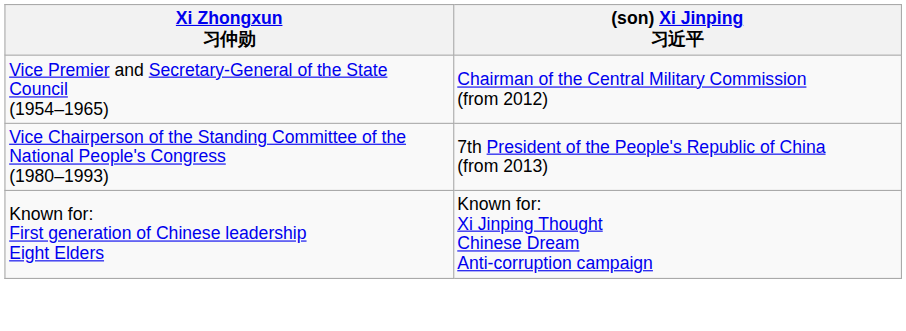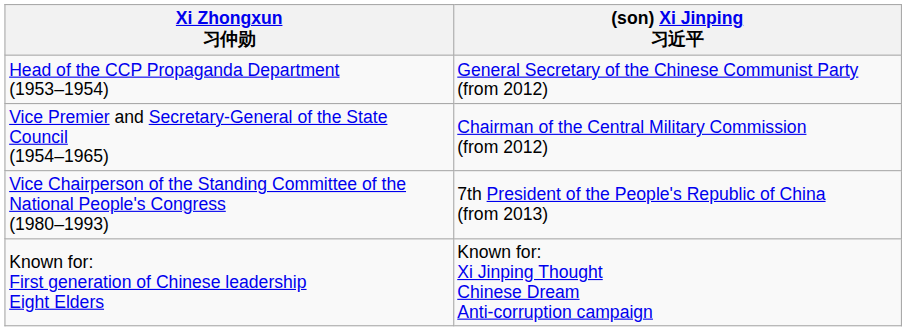+ row: (174, 79)
